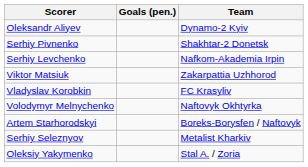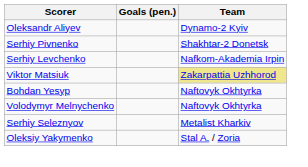(228, 75) no background -> (228, 75) khaki background
- row: (49, 91)
+ row: (38, 91)
- row: (52, 122)
